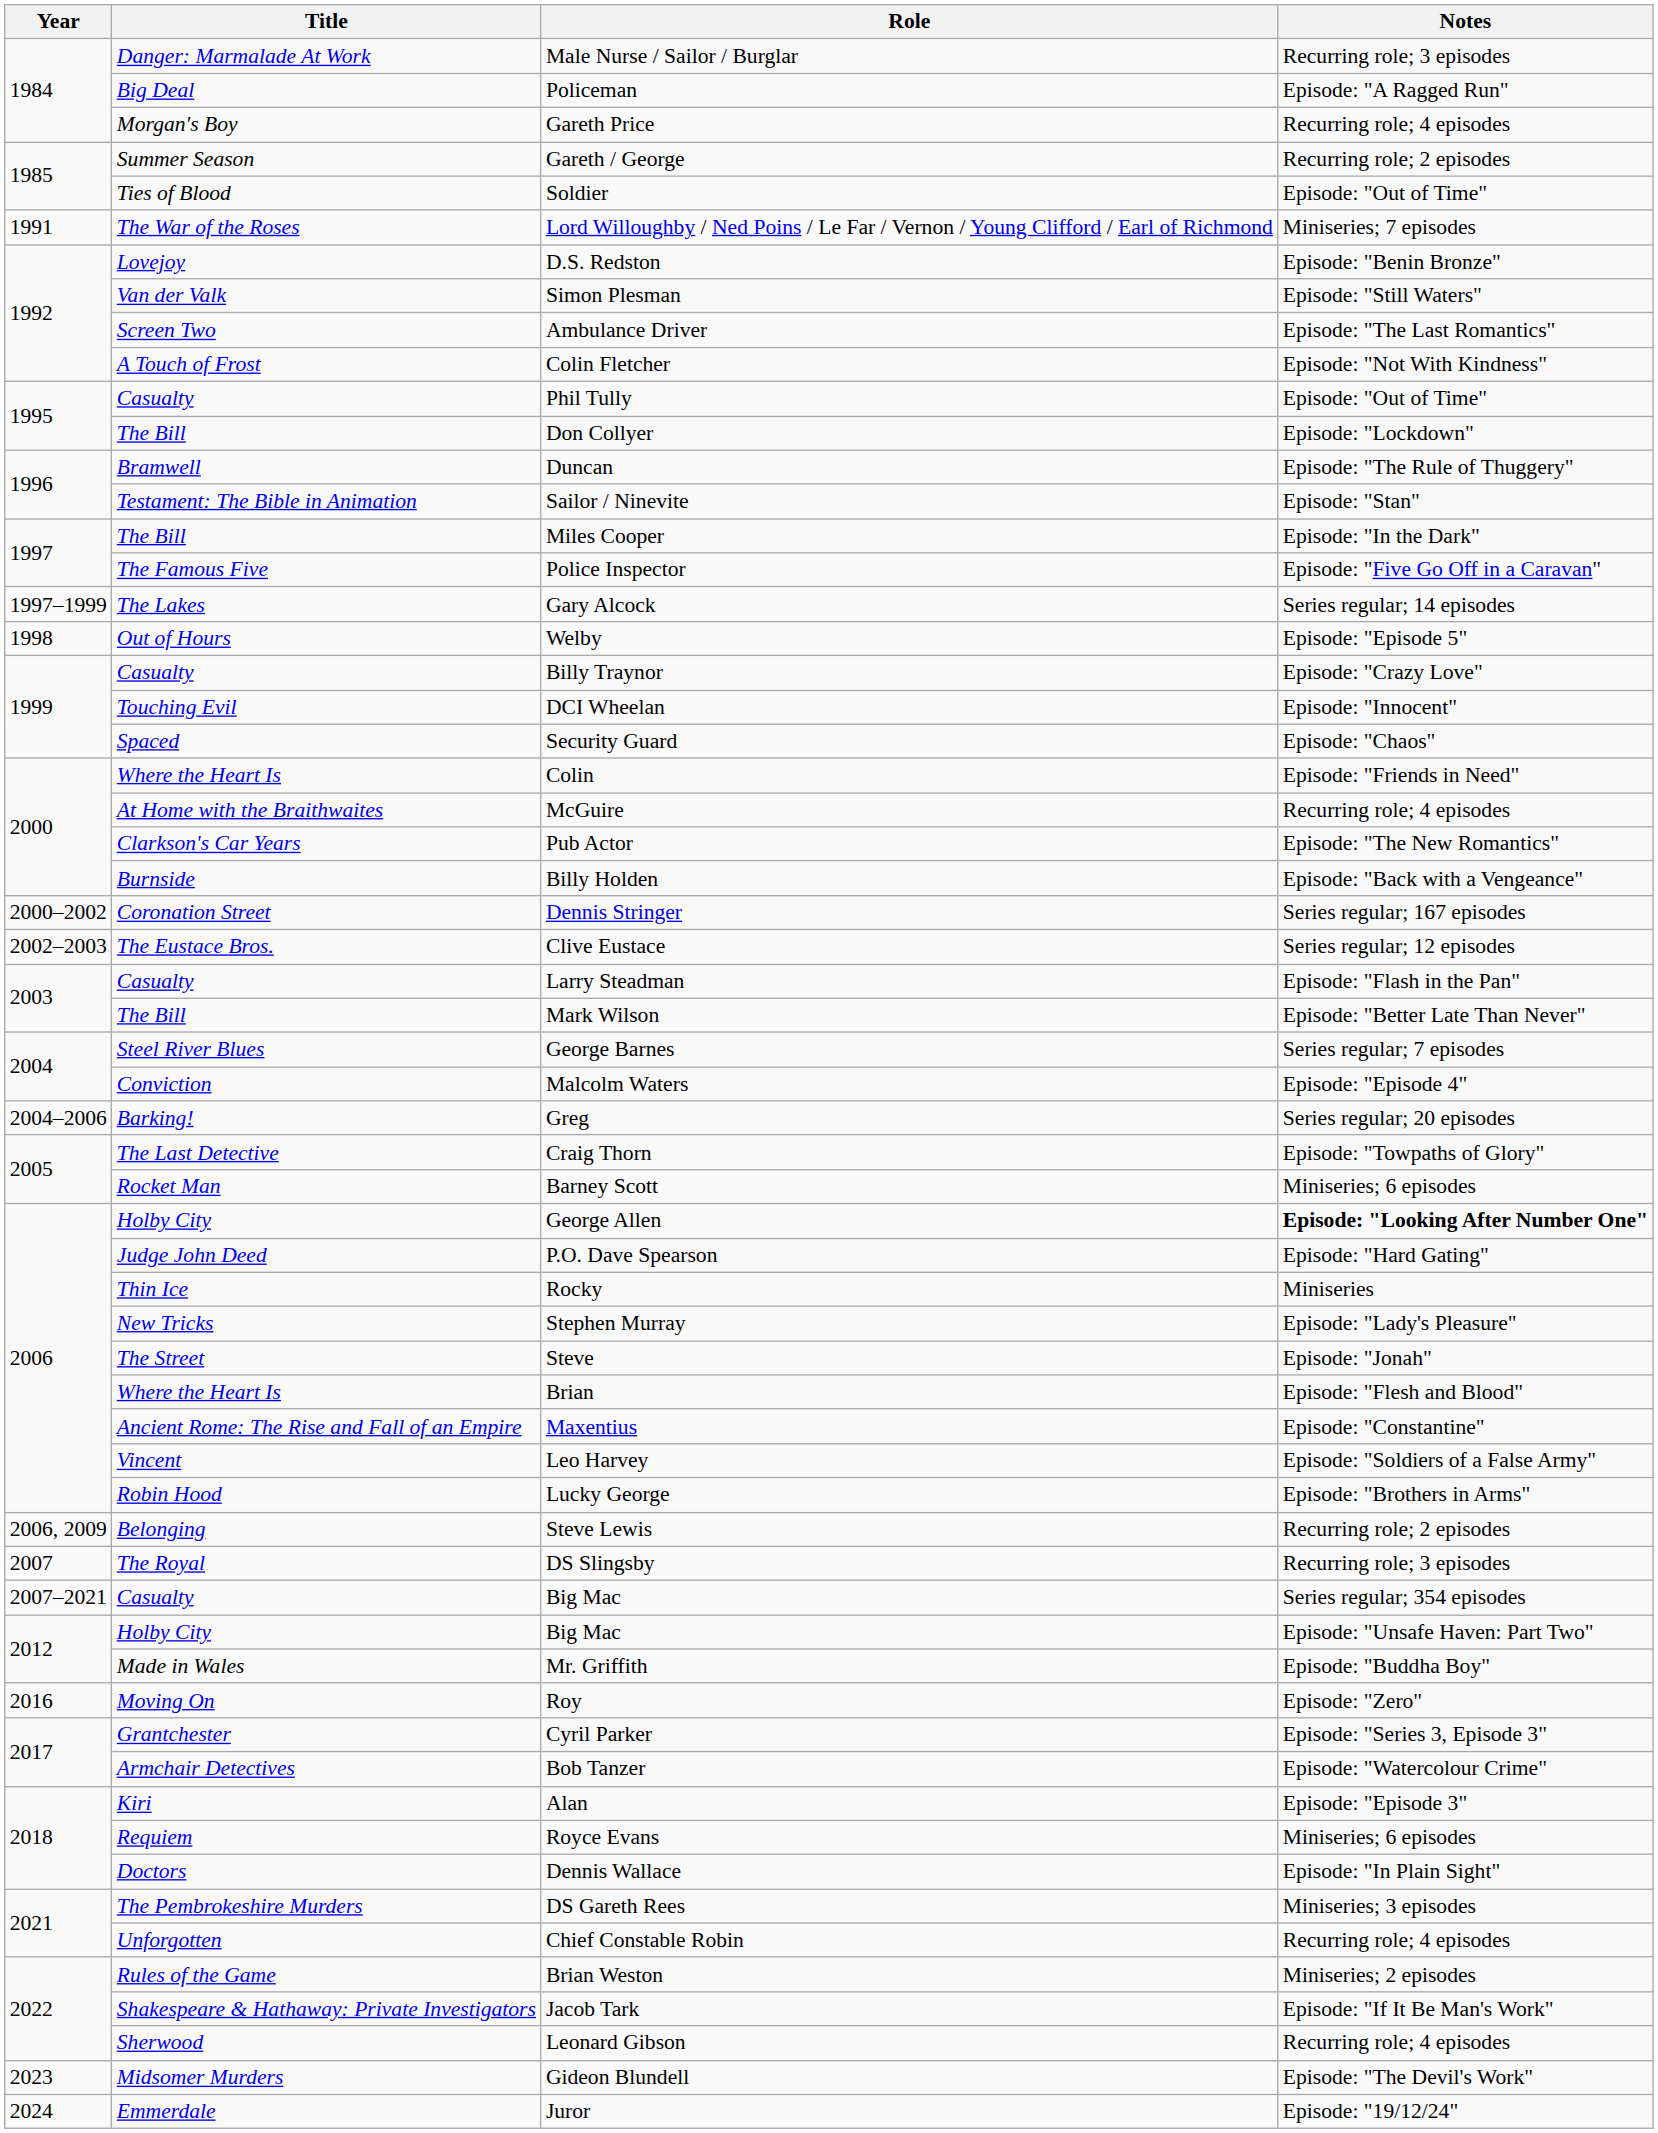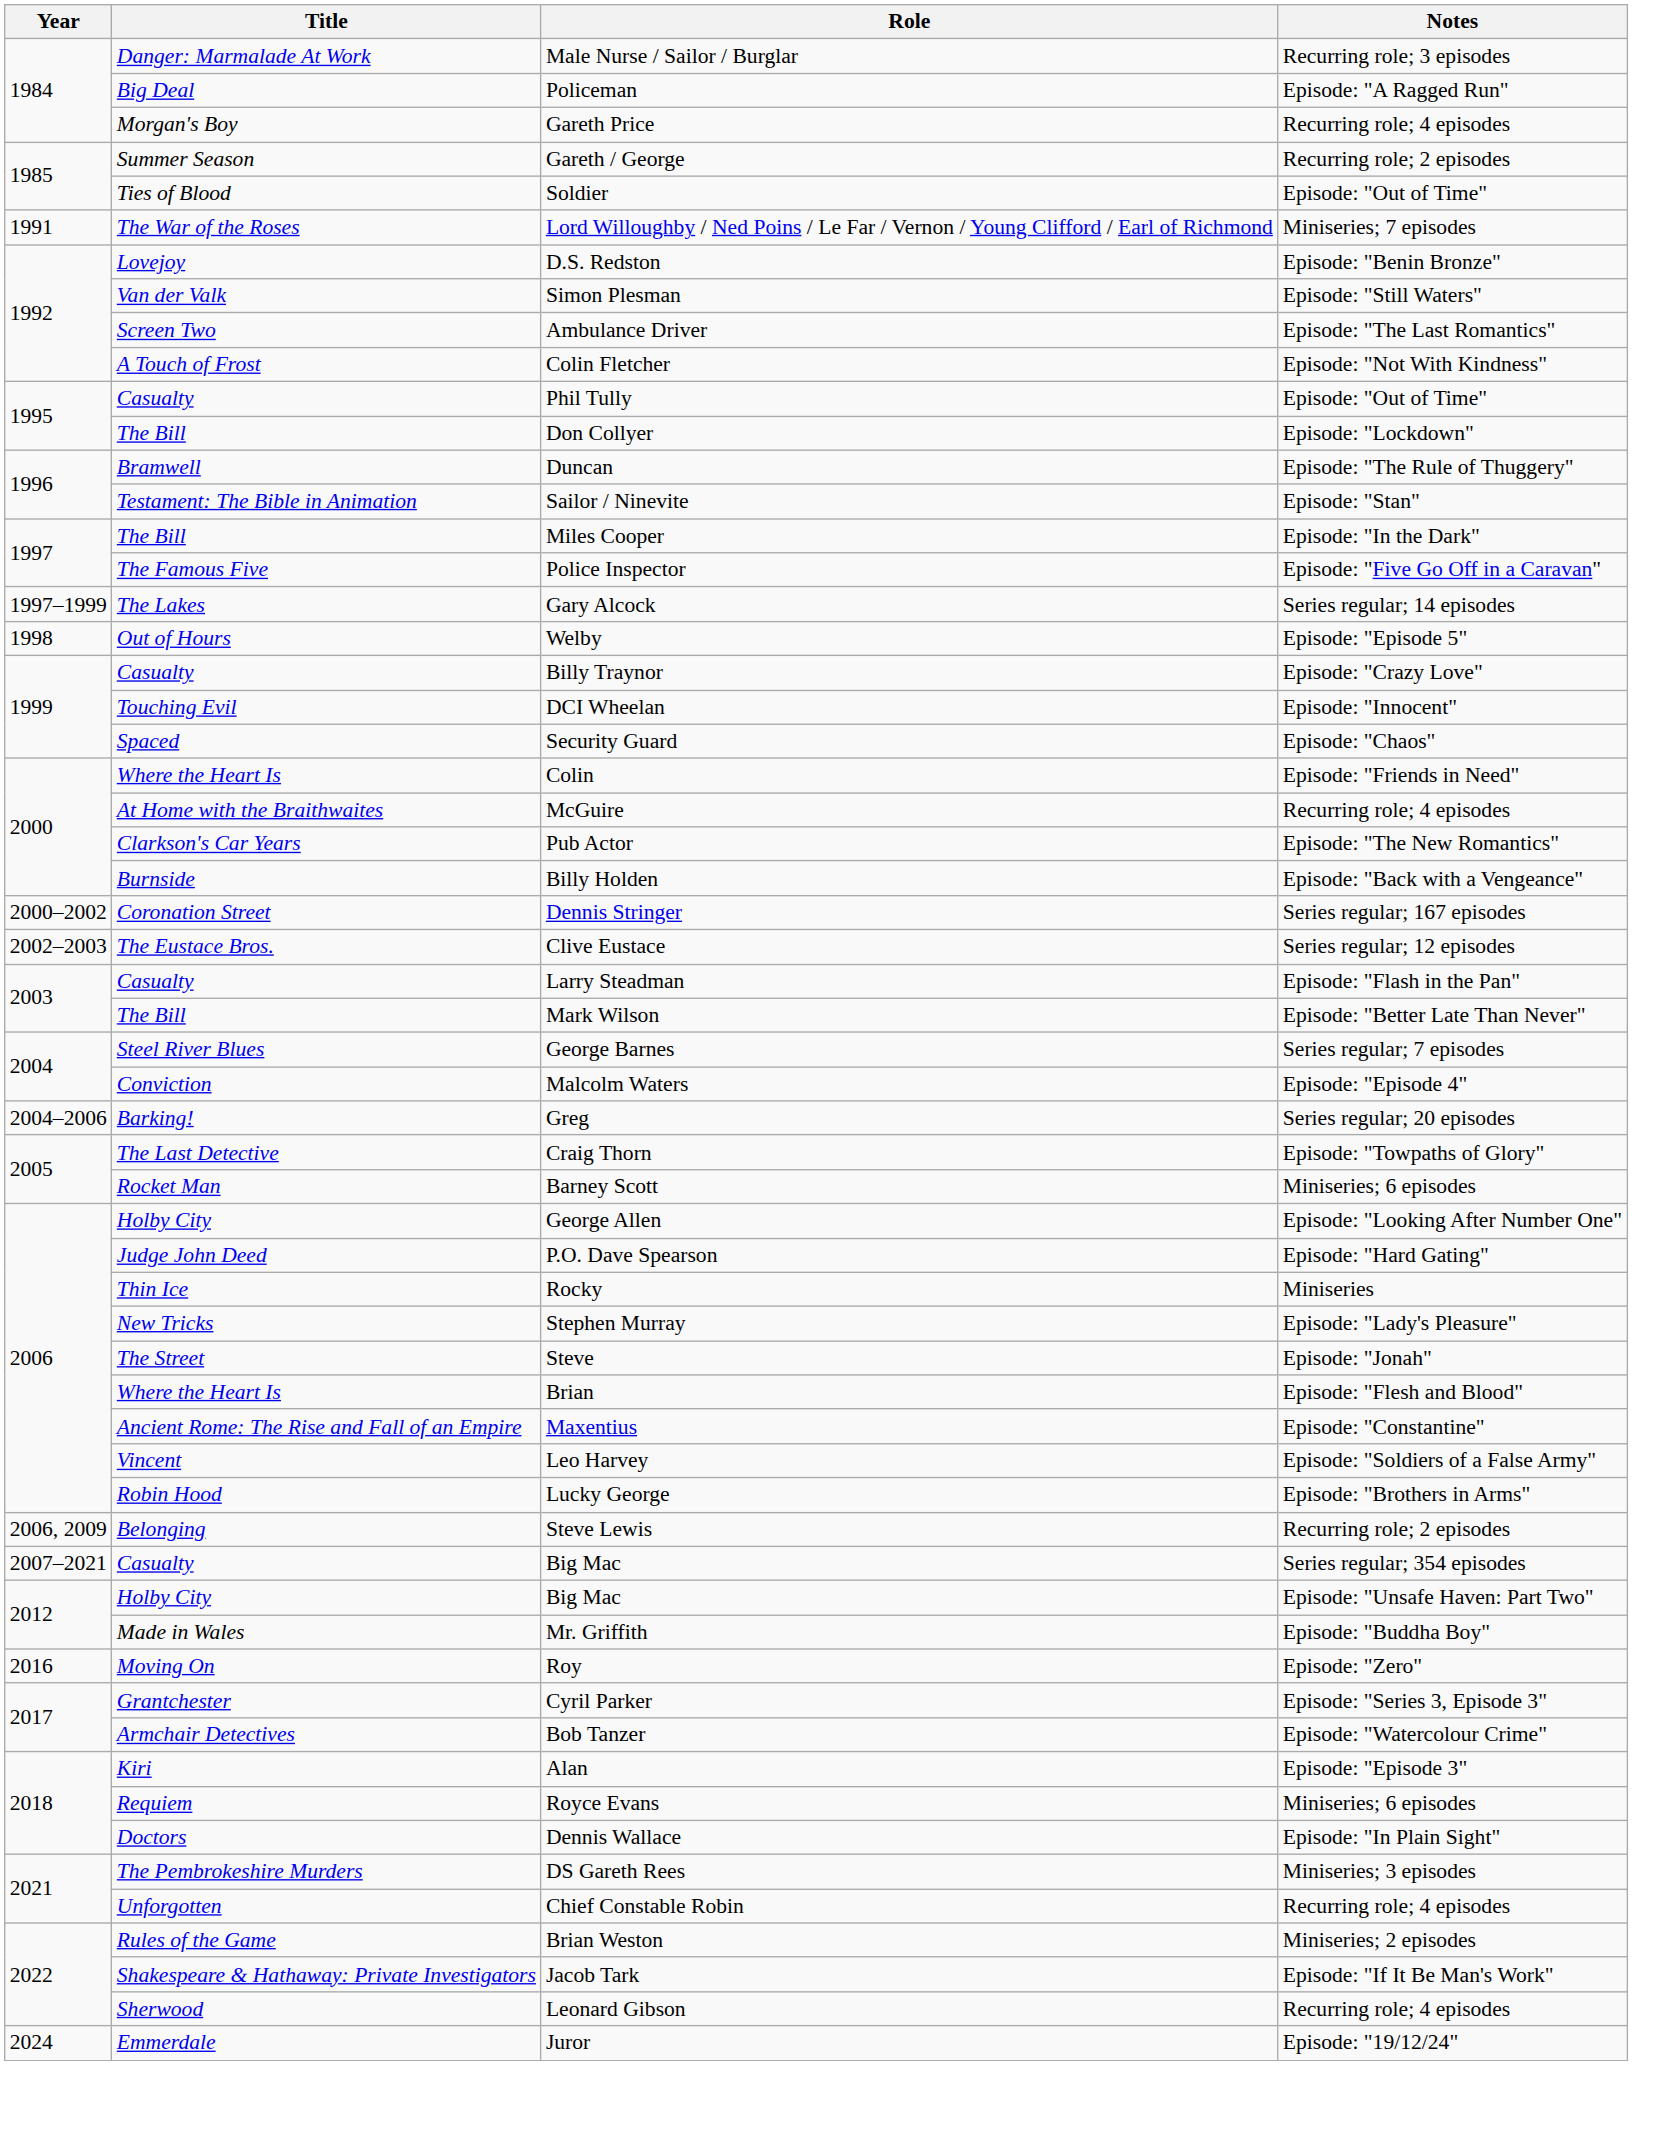(1465, 1220) bold -> (1452, 1220) normal
- row: (161, 1563)
- row: (200, 2077)
